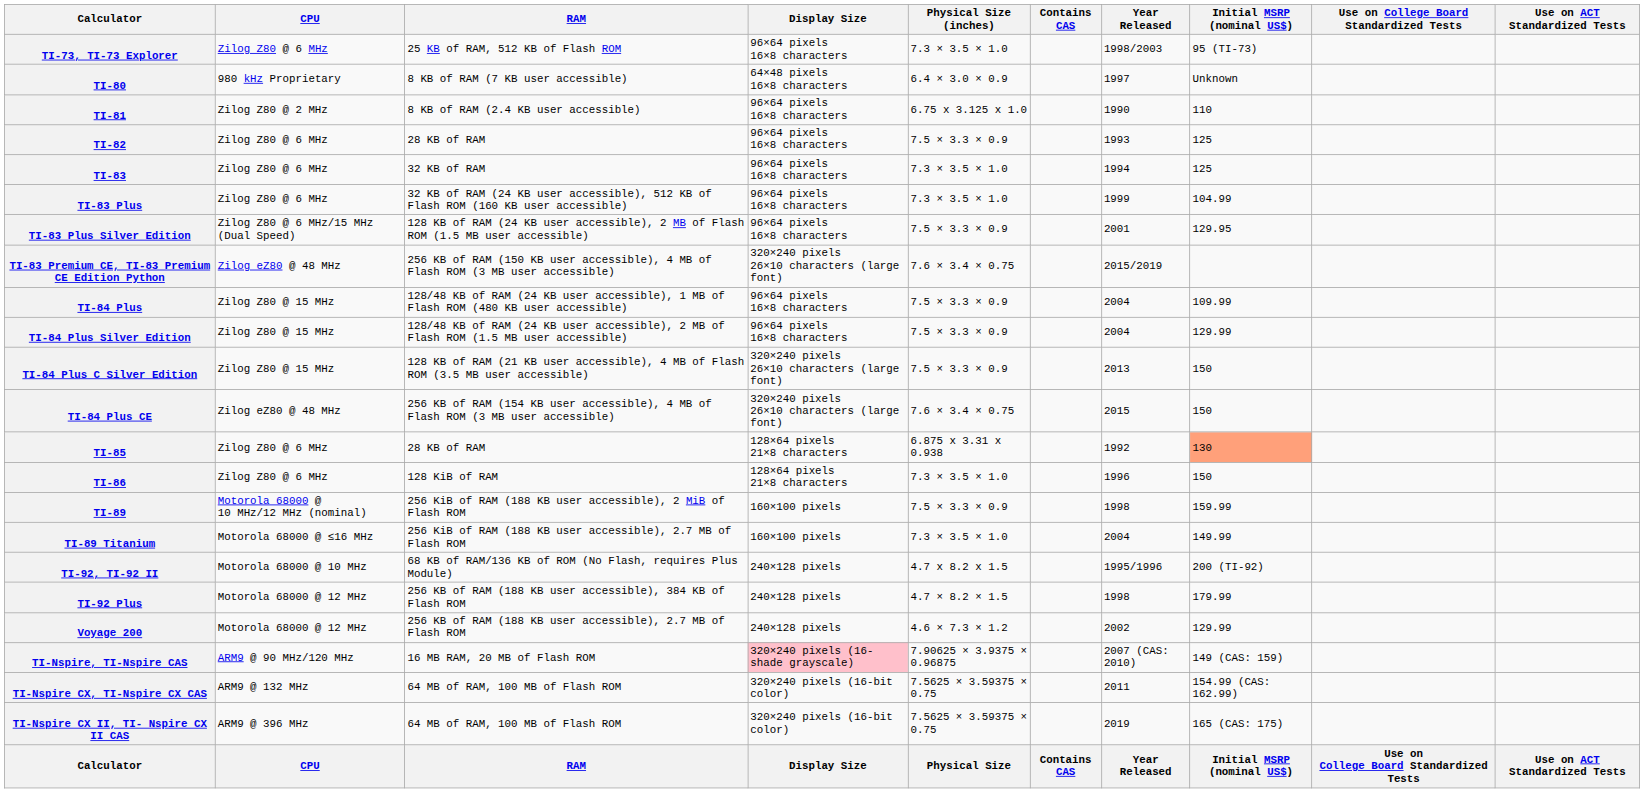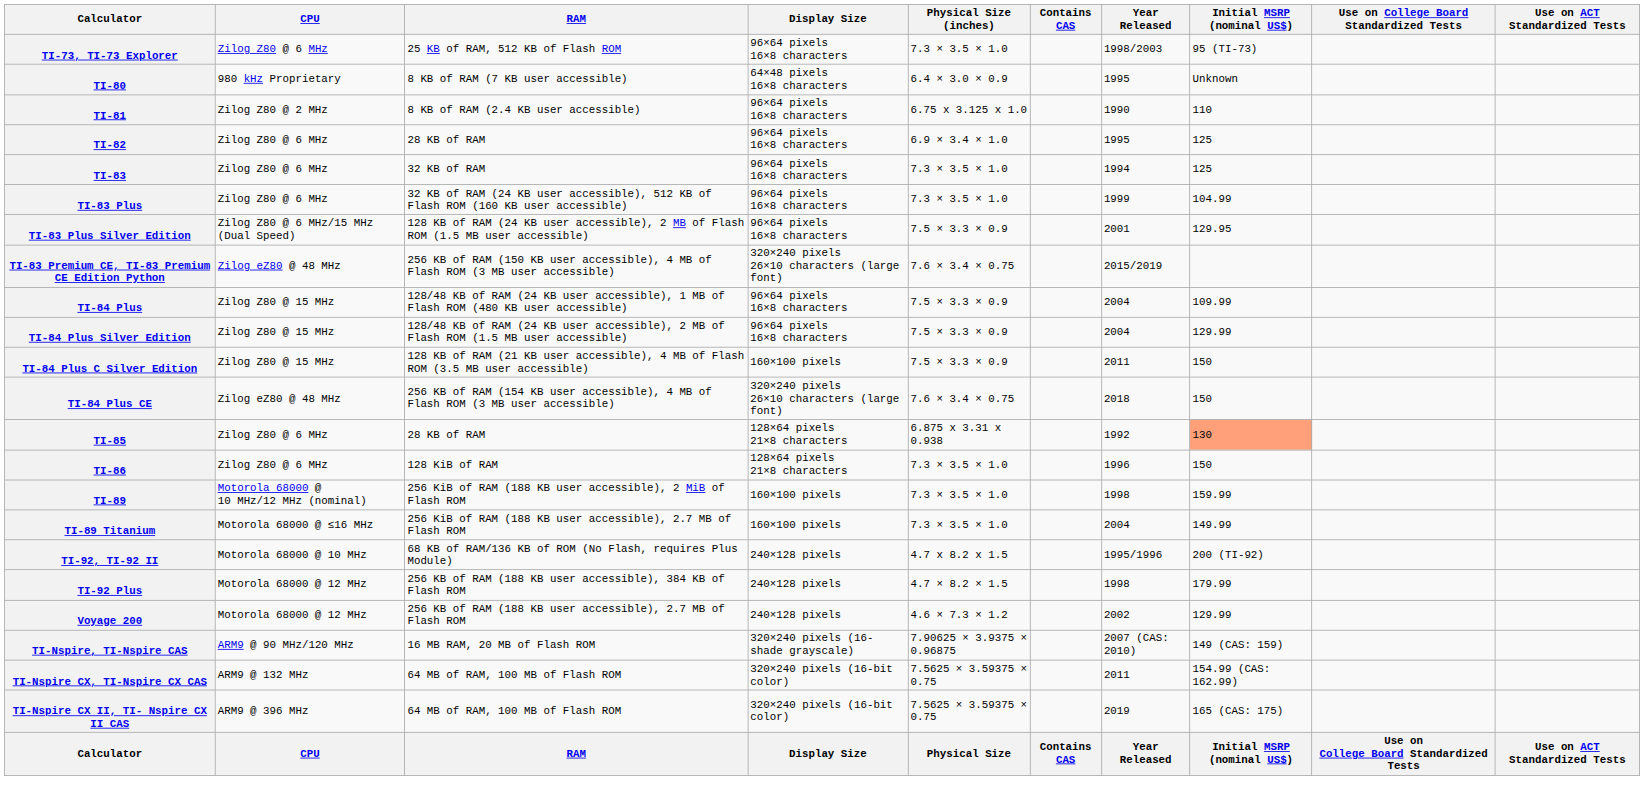(1117, 80) 1997 -> (1117, 80) 1995
(959, 140) 7.5 × 3.3 × 0.9 -> (959, 140) 6.9 × 3.4 × 1.0
(1117, 140) 1993 -> (1117, 140) 1995
(825, 368) 320×240 pixels 26×10 characters (large font) -> (796, 362) 160×100 pixels
(1117, 368) 2013 -> (1117, 362) 2011
(1117, 411) 2015 -> (1117, 399) 2018
(959, 507) 7.5 × 3.3 × 0.9 -> (959, 495) 7.3 × 3.5 × 1.0
(812, 657) pink background -> (812, 645) no background
